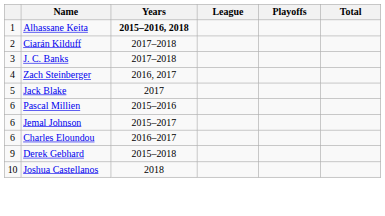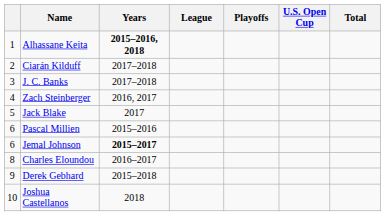+ column: (305, 17)
(154, 122) normal -> (134, 144) bold
(13, 138) 6 -> (12, 160) 8
